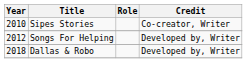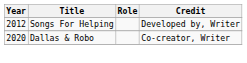- row: (62, 24)
(16, 51) 2018 -> (16, 38) 2020
(191, 51) Developed by, Writer -> (186, 38) Co-creator, Writer
